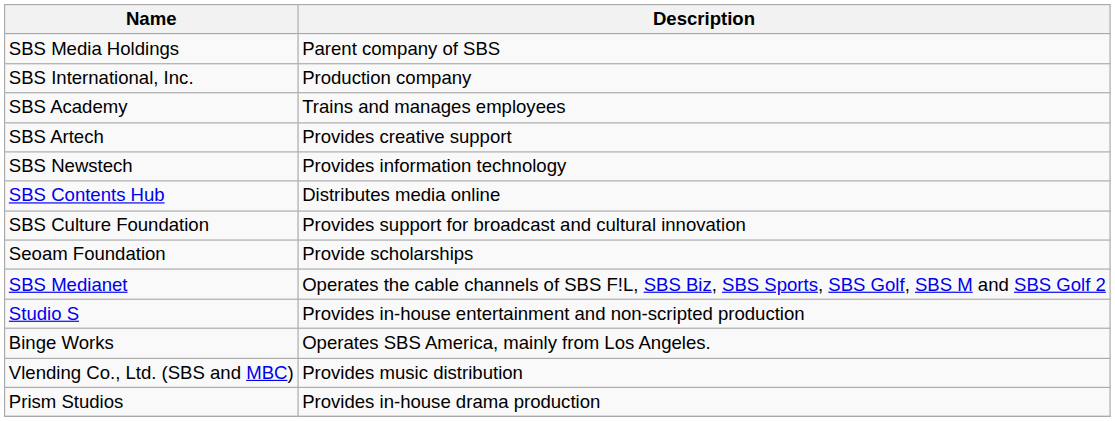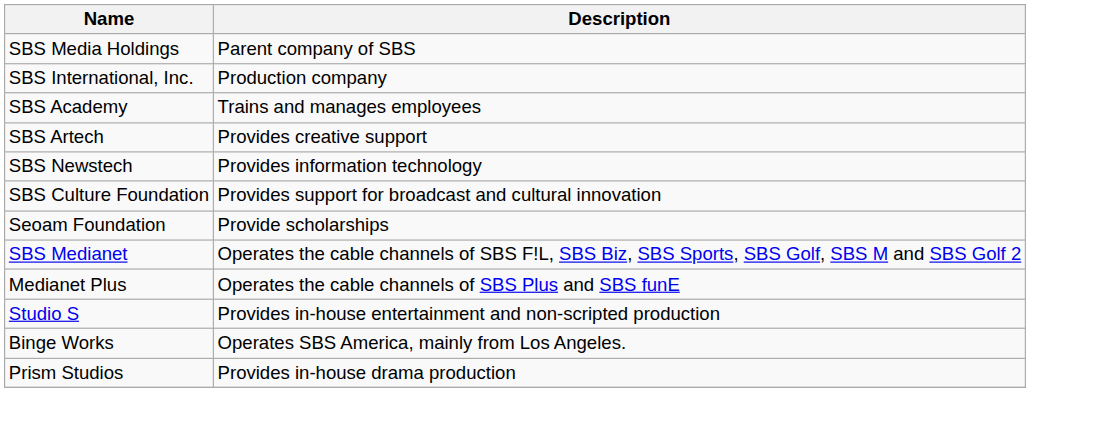- row: (87, 195)
+ row: (68, 284)
- row: (151, 372)
